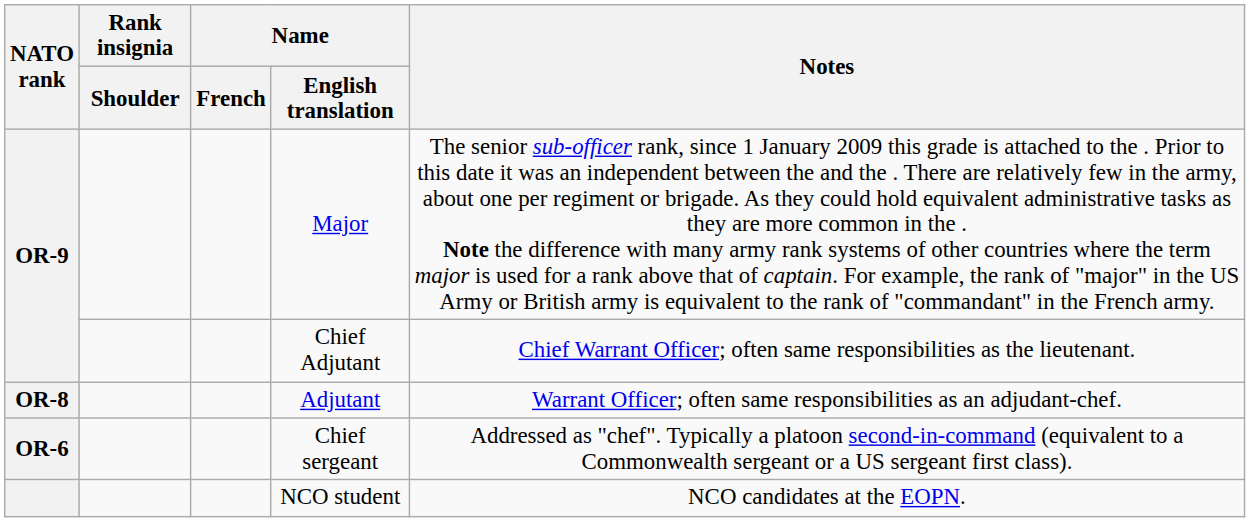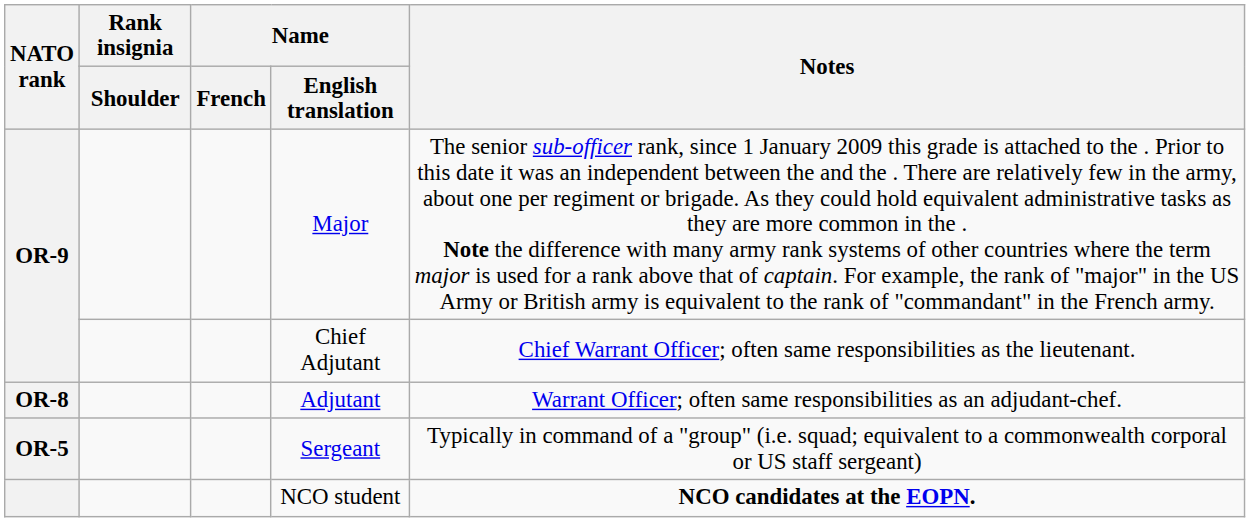- row: (340, 448)
+ row: (340, 448)
(827, 497) normal -> (827, 497) bold
